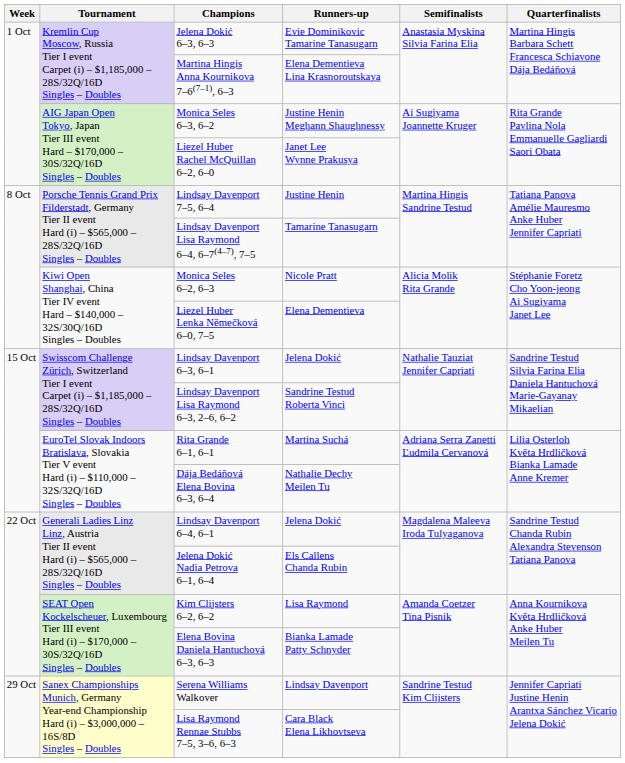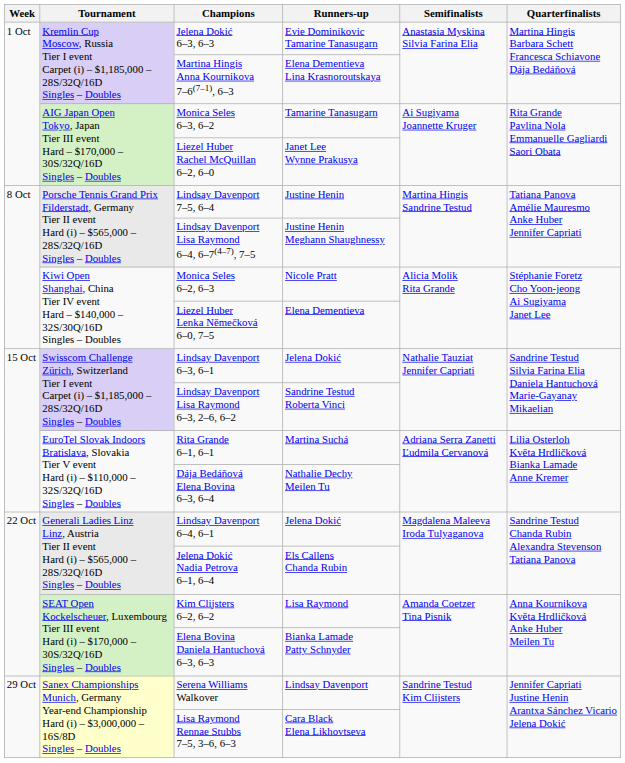(335, 119) Justine Henin Meghann Shaughnessy -> (331, 113) Tamarine Tanasugarn
(331, 227) Tamarine Tanasugarn -> (335, 233) Justine Henin Meghann Shaughnessy
